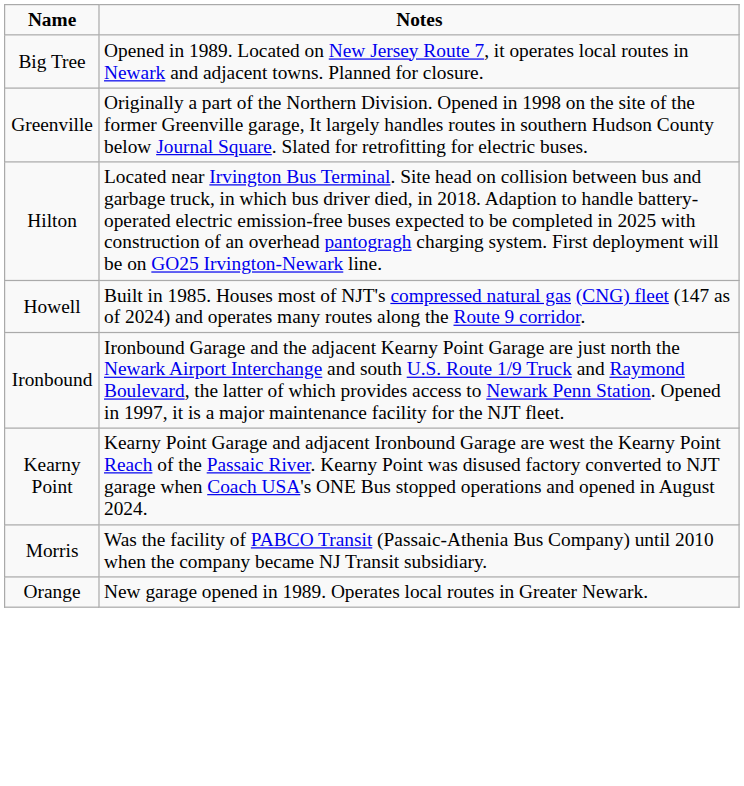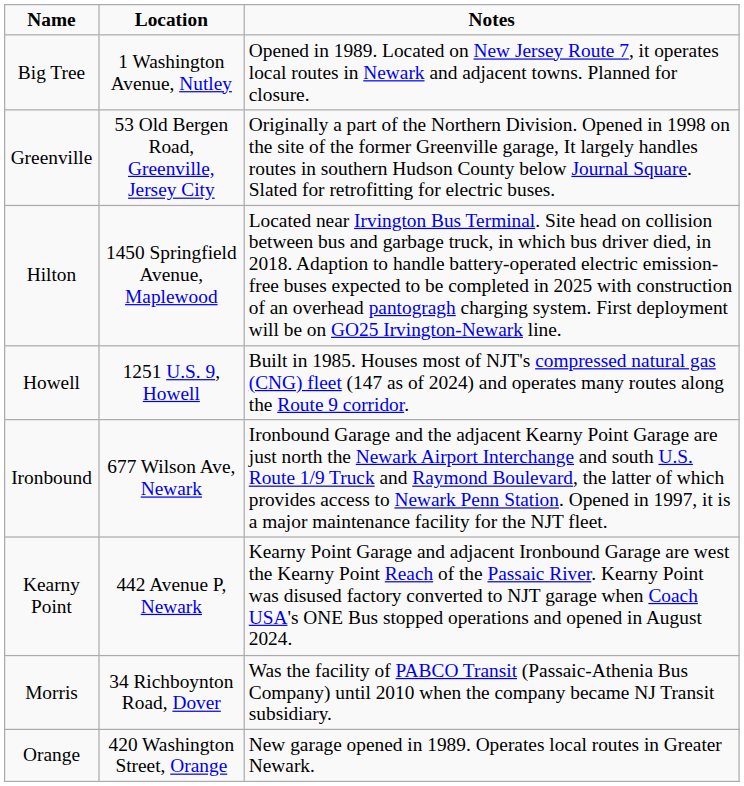+ column: (171, 19)
